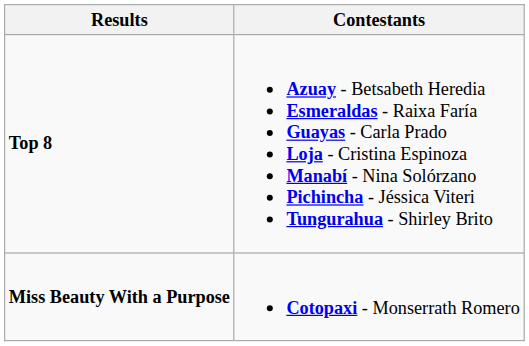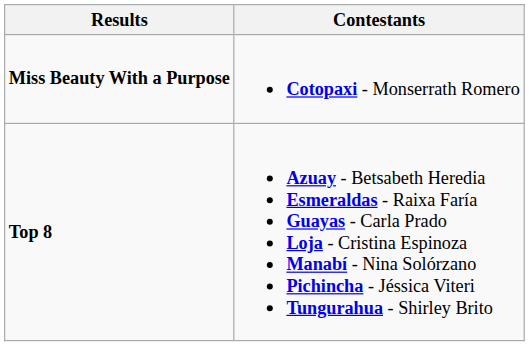rows swapped: (119, 296) <-> (31, 143)
